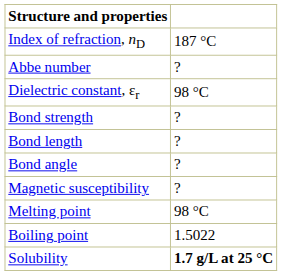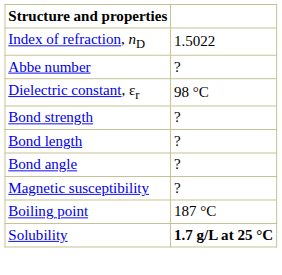(195, 41) 187 °C -> (195, 41) 1.5022
- row: (49, 212)
(195, 235) 1.5022 -> (195, 212) 187 °C
